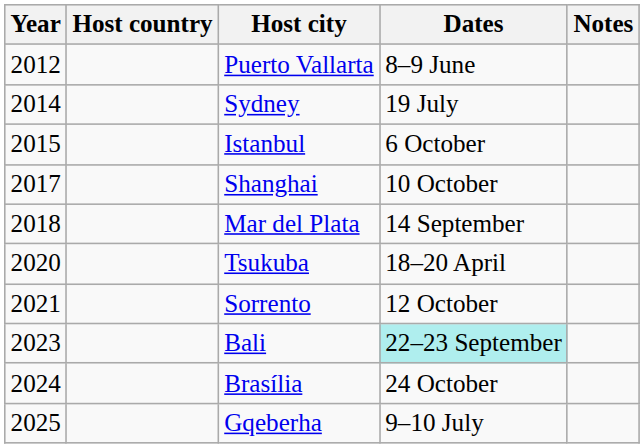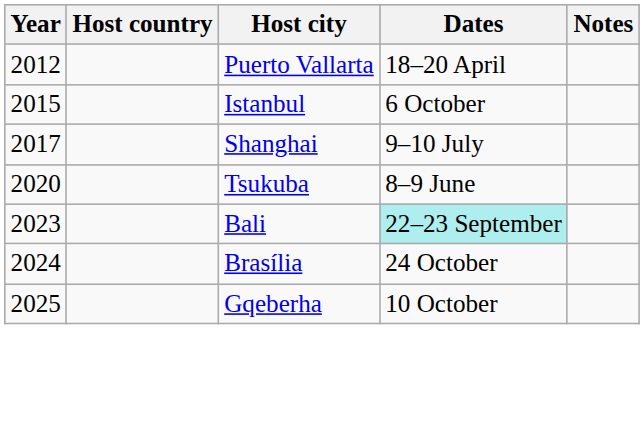(430, 64) 8–9 June -> (446, 64) 18–20 April
- row: (262, 104)
(441, 183) 10 October -> (435, 143) 9–10 July
- row: (292, 223)
(446, 263) 18–20 April -> (430, 183) 8–9 June
- row: (267, 303)
(435, 422) 9–10 July -> (441, 303) 10 October
